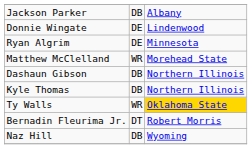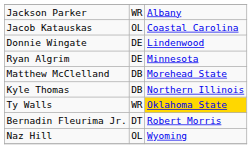(137, 12) DB -> (137, 12) WR
+ row: (49, 28)
(137, 58) WR -> (137, 74) DB
- row: (47, 74)
(137, 136) DB -> (137, 136) OL
